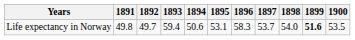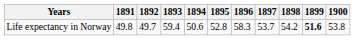(219, 27) 53.1 -> (219, 27) 52.8
(289, 27) 54.0 -> (289, 27) 54.2
(337, 27) 53.5 -> (337, 27) 53.8
